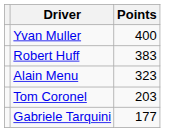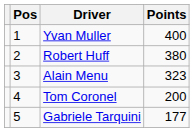+ column: (25, 14)
(146, 55) 383 -> (176, 55) 380
(146, 96) 203 -> (176, 96) 200
